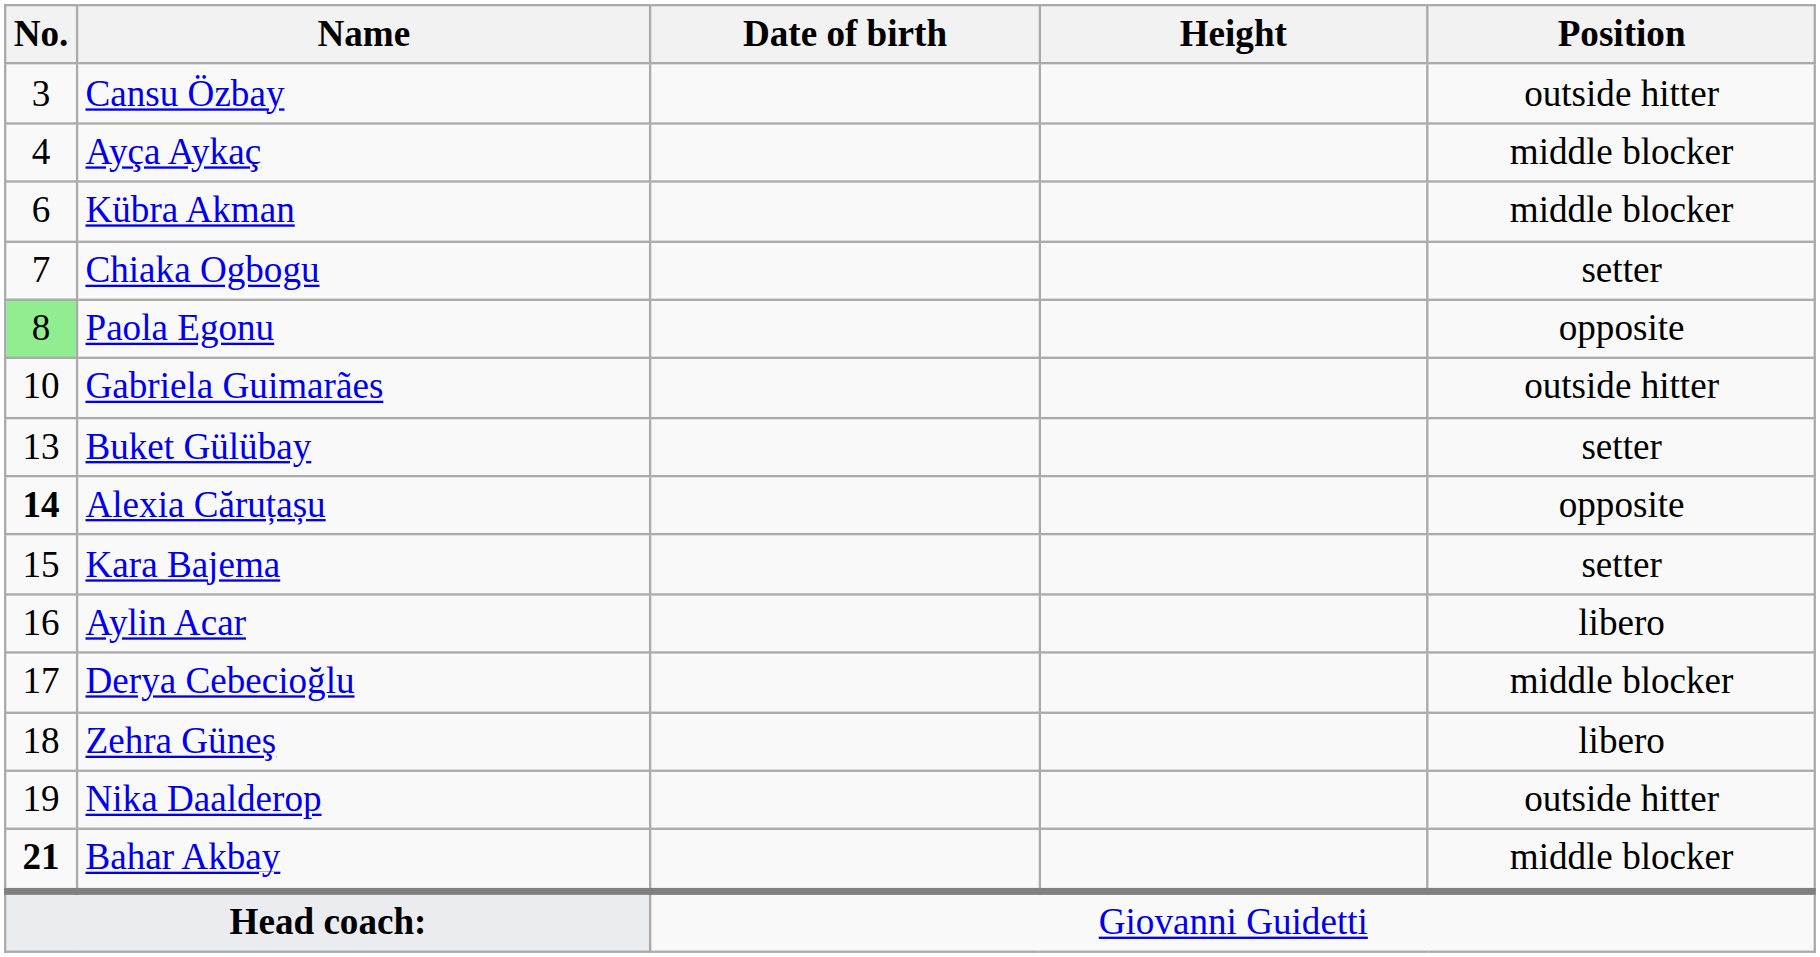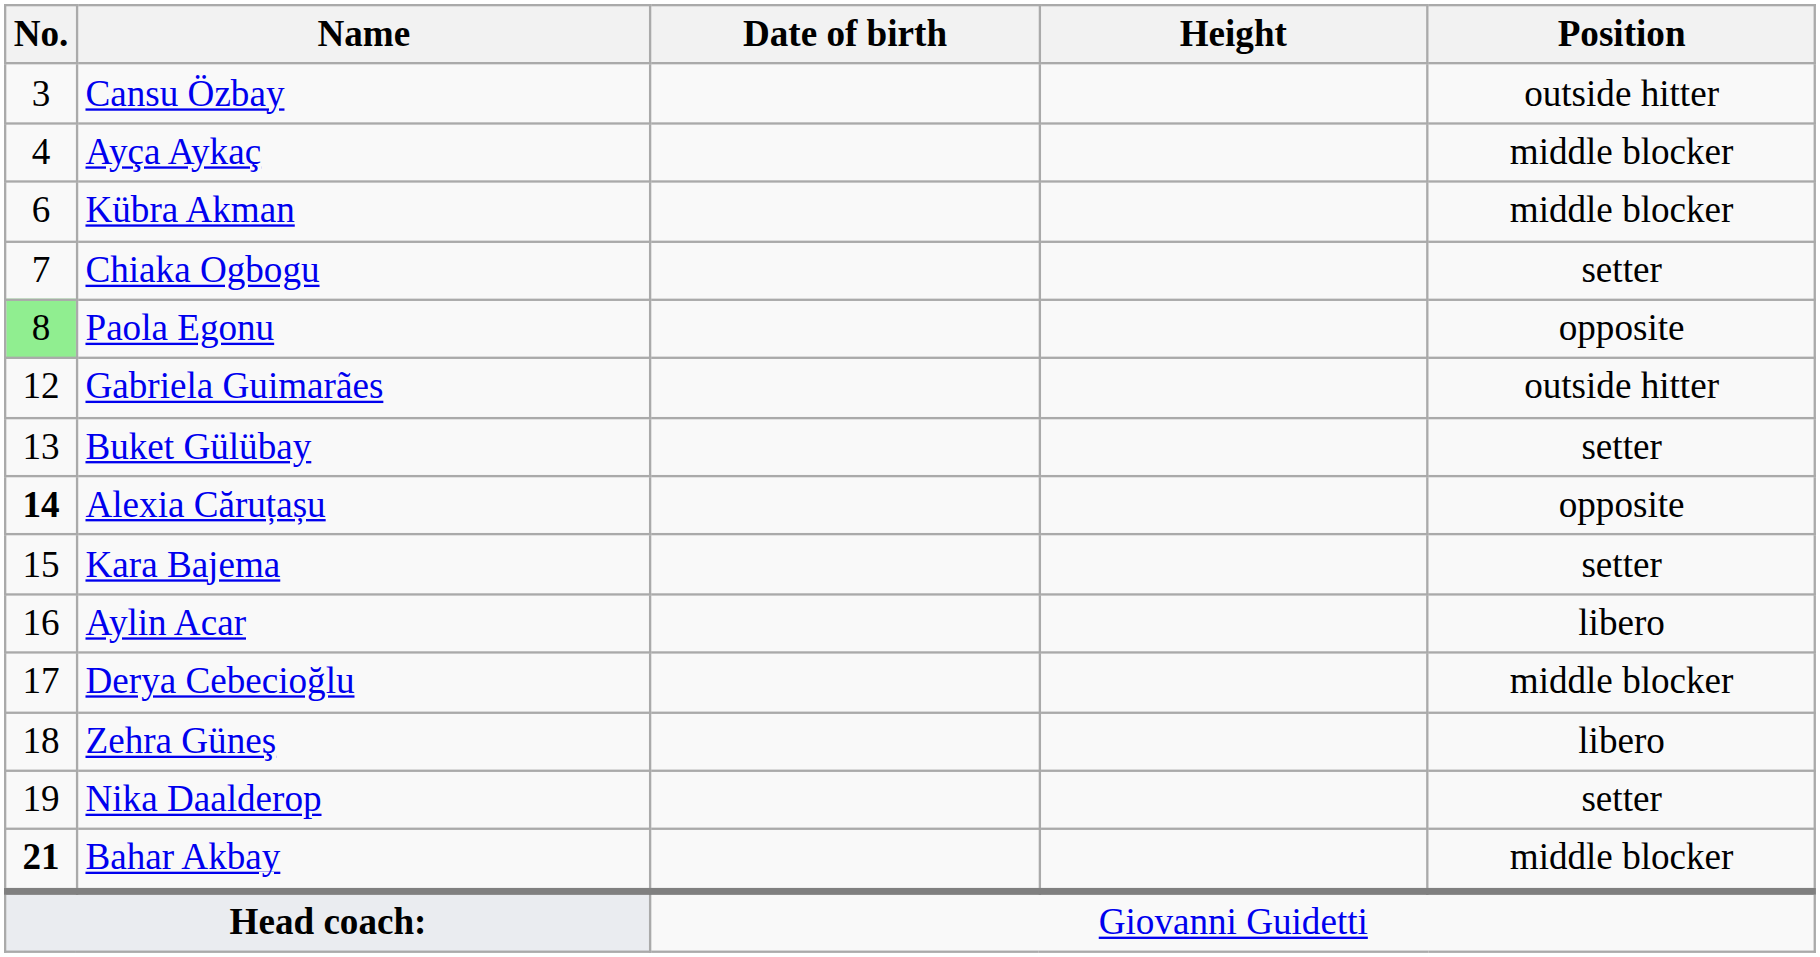(41, 387) 10 -> (41, 387) 12
(1622, 799) outside hitter -> (1622, 799) setter
